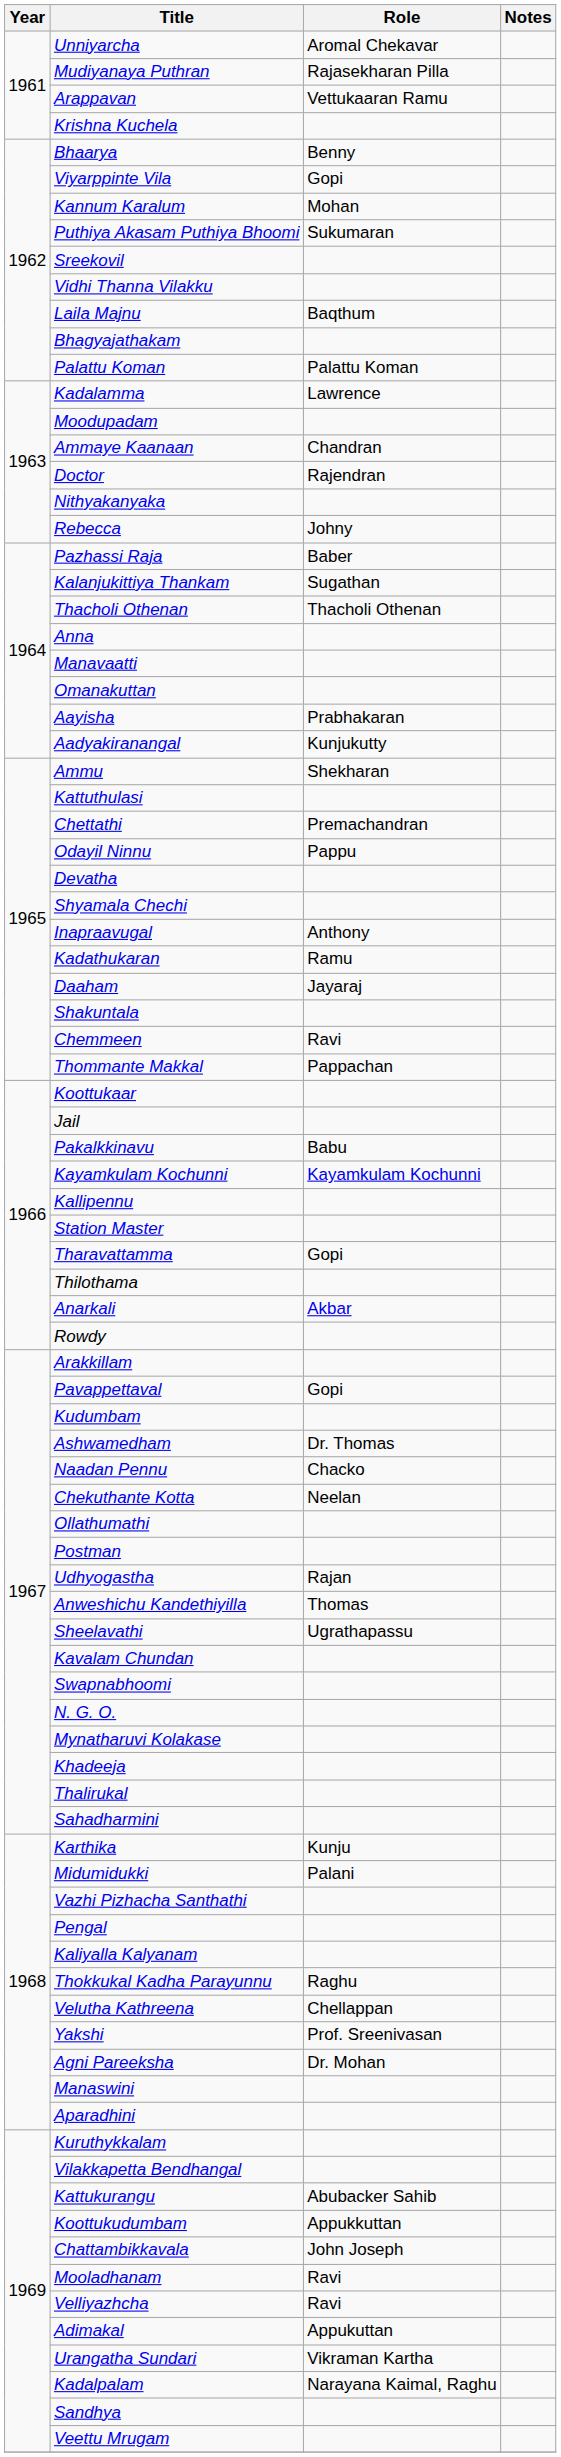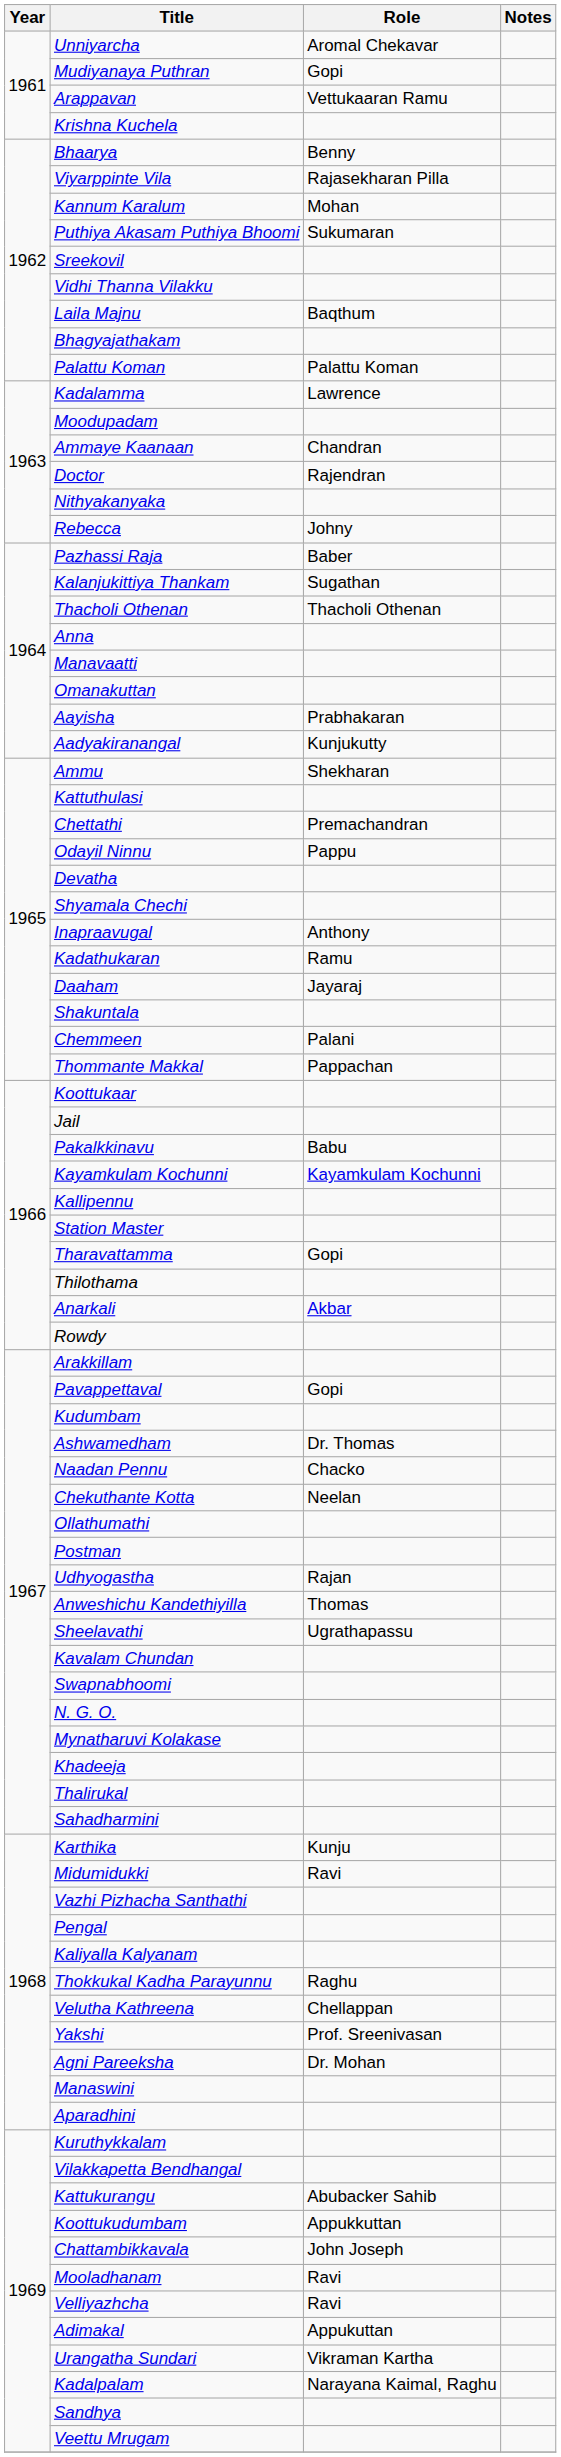(378, 71) Rajasekharan Pilla -> (325, 71) Gopi
(325, 179) Gopi -> (378, 179) Rajasekharan Pilla
(324, 1040) Ravi -> (331, 1040) Palani
(331, 1873) Palani -> (324, 1873) Ravi
